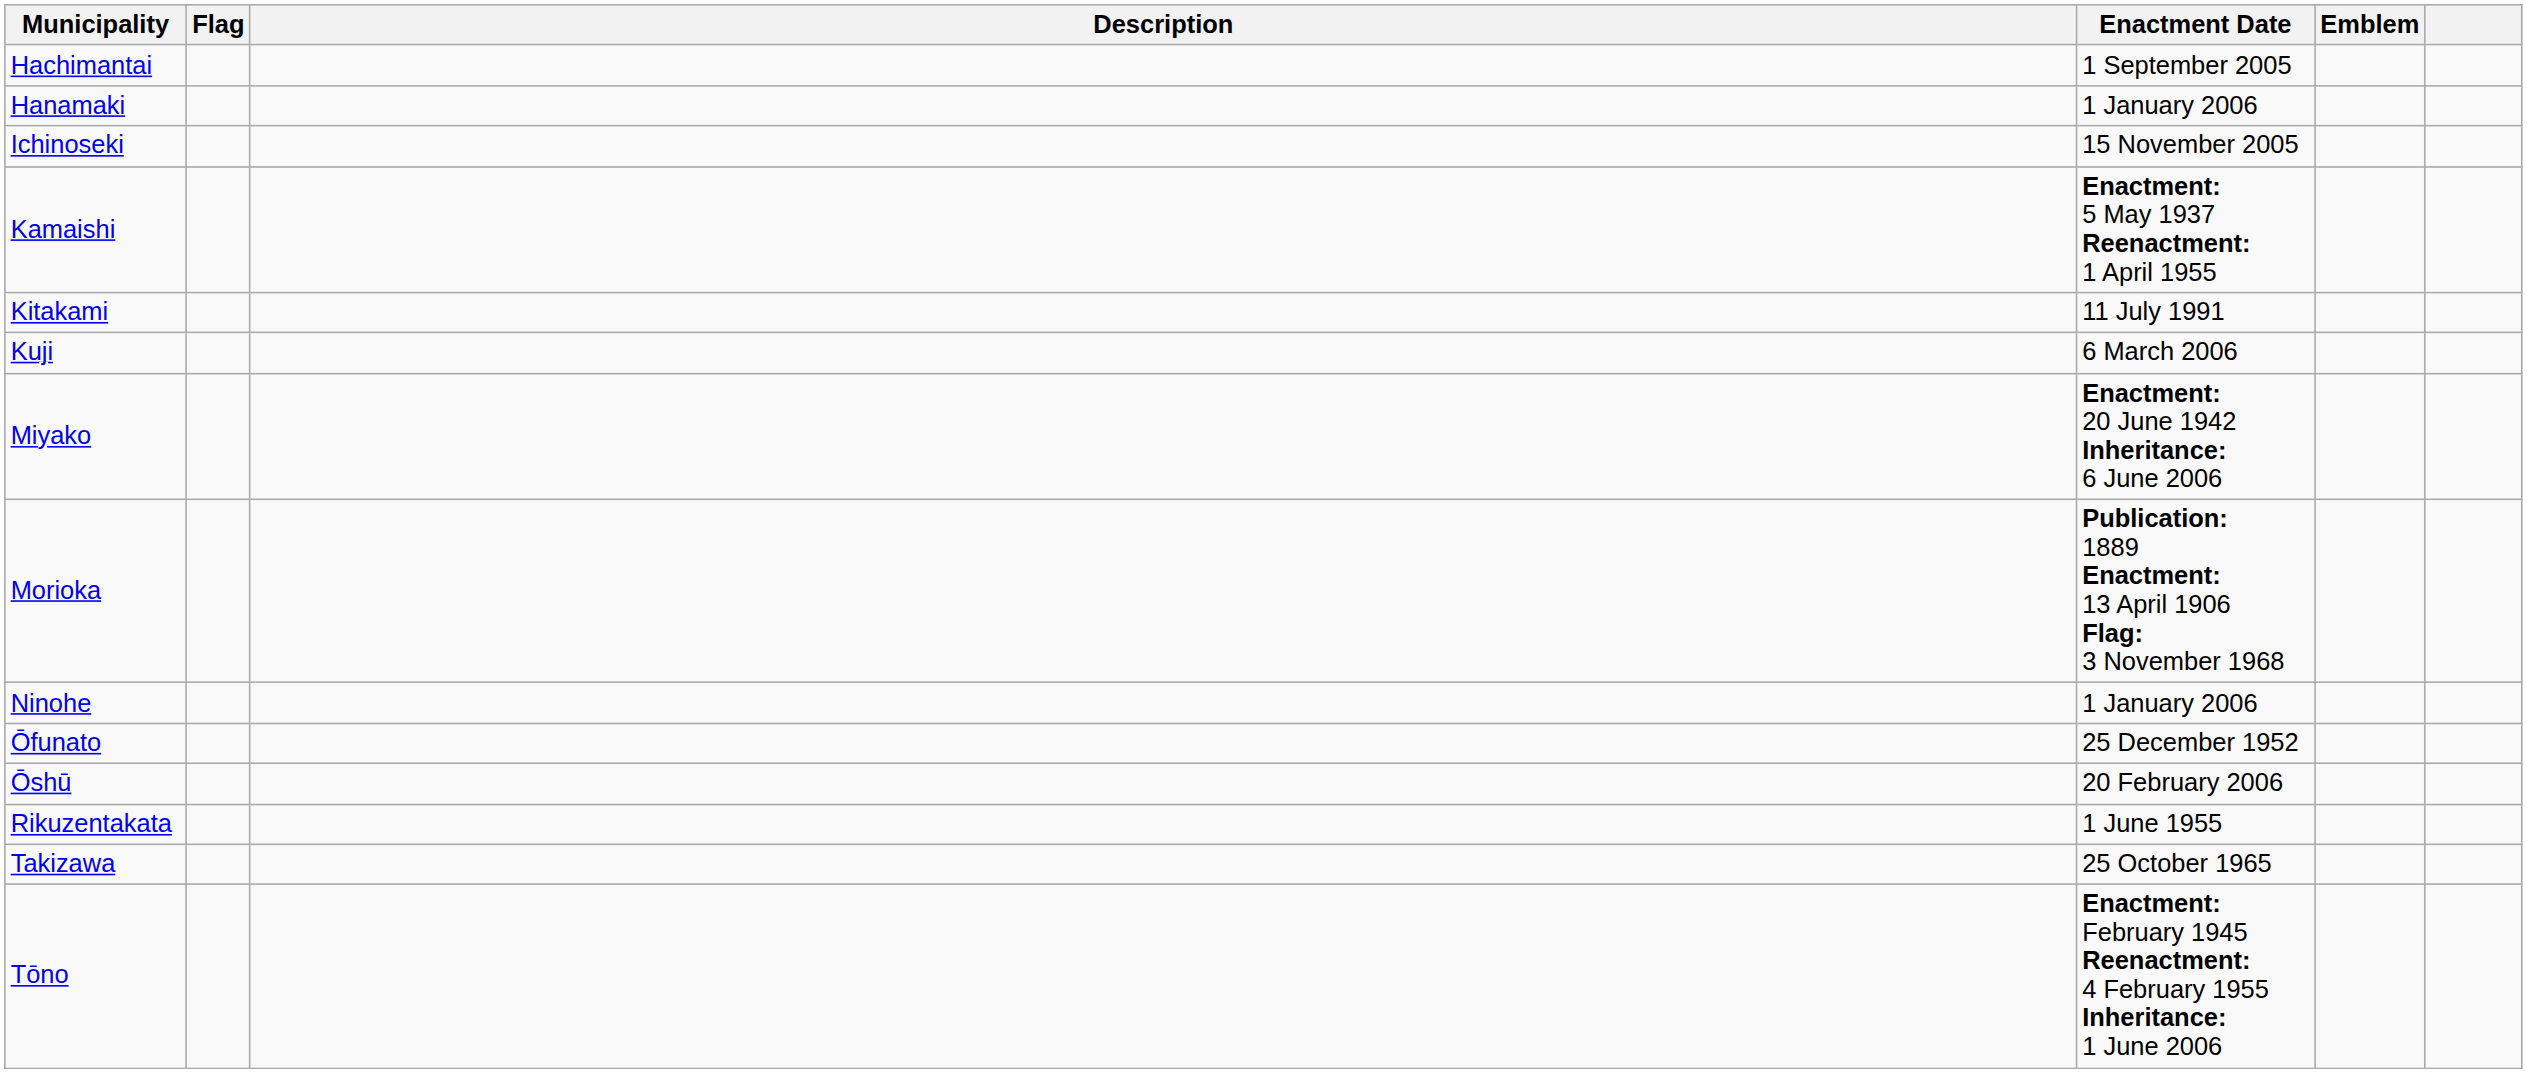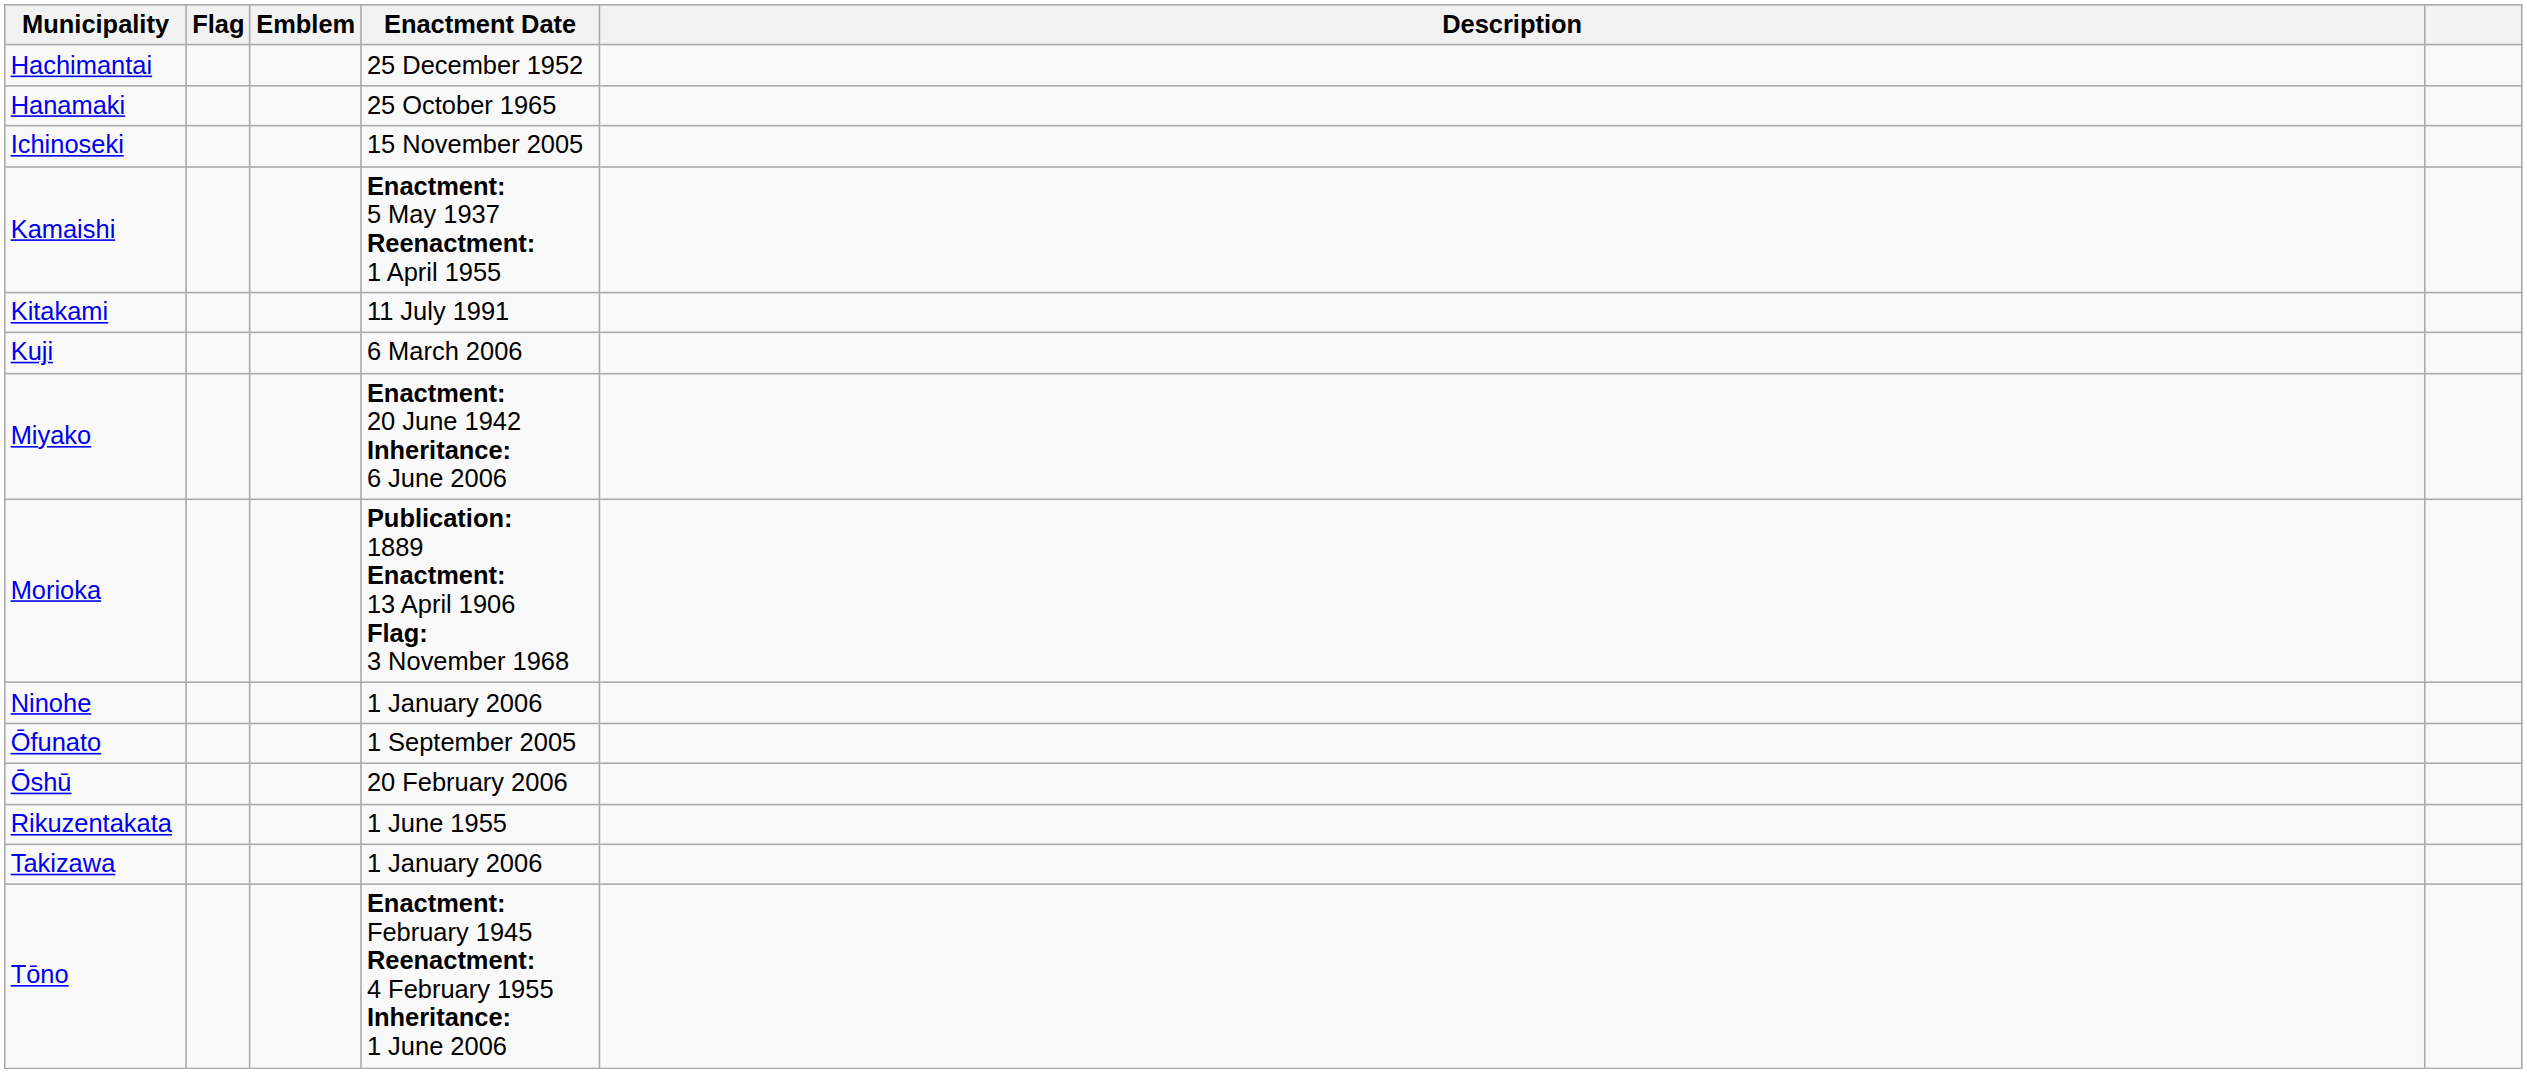columns swapped: (2370, 24) <-> (1163, 24)
(2187, 65) 1 September 2005 -> (475, 65) 25 December 1952
(2170, 105) 1 January 2006 -> (462, 105) 25 October 1965
(2190, 742) 25 December 1952 -> (472, 742) 1 September 2005
(2177, 863) 25 October 1965 -> (455, 863) 1 January 2006
